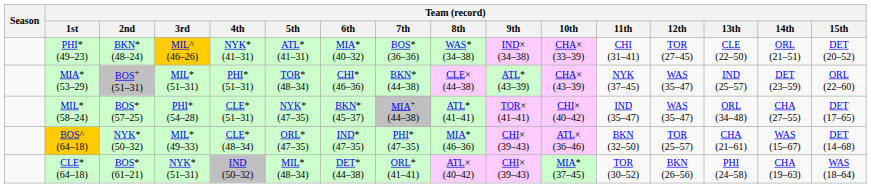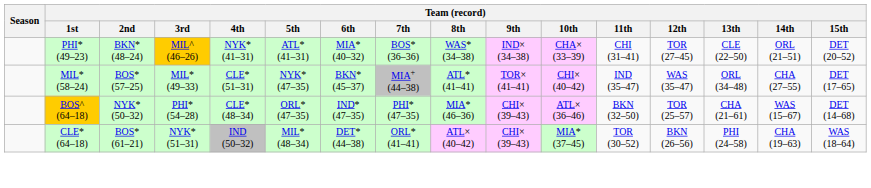- row: (72, 81)
(182, 111) PHI* (54–28) -> (182, 81) MIL* (49–33)
(182, 141) MIL* (49–33) -> (182, 110) PHI* (54–28)
